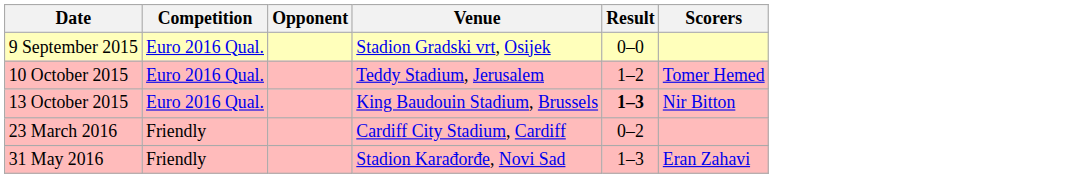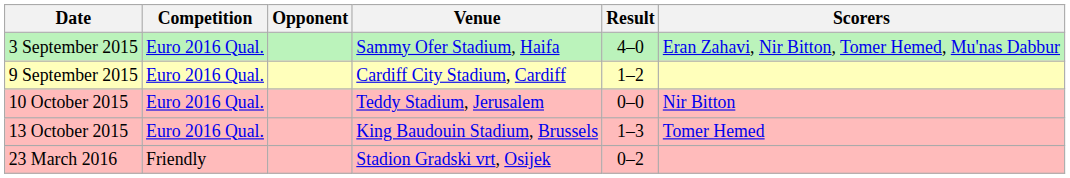+ row: (73, 46)
(454, 46) Stadion Gradski vrt, Osijek -> (461, 74) Cardiff City Stadium, Cardiff
(630, 46) 0–0 -> (630, 74) 1–2
(630, 74) 1–2 -> (630, 103) 0–0
(714, 74) Tomer Hemed -> (699, 103) Nir Bitton
(630, 103) bold -> (630, 131) normal
(699, 103) Nir Bitton -> (714, 131) Tomer Hemed
(461, 131) Cardiff City Stadium, Cardiff -> (454, 159) Stadion Gradski vrt, Osijek
- row: (56, 159)
